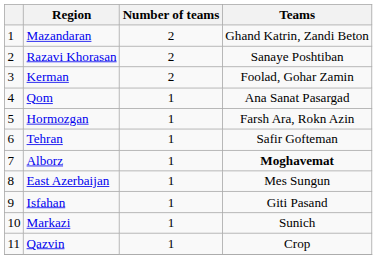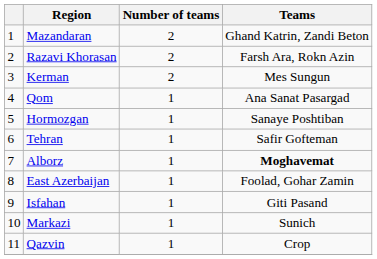(297, 56) Sanaye Poshtiban -> (297, 56) Farsh Ara, Rokn Azin
(297, 77) Foolad, Gohar Zamin -> (297, 77) Mes Sungun
(297, 118) Farsh Ara, Rokn Azin -> (297, 118) Sanaye Poshtiban
(297, 181) Mes Sungun -> (297, 181) Foolad, Gohar Zamin
